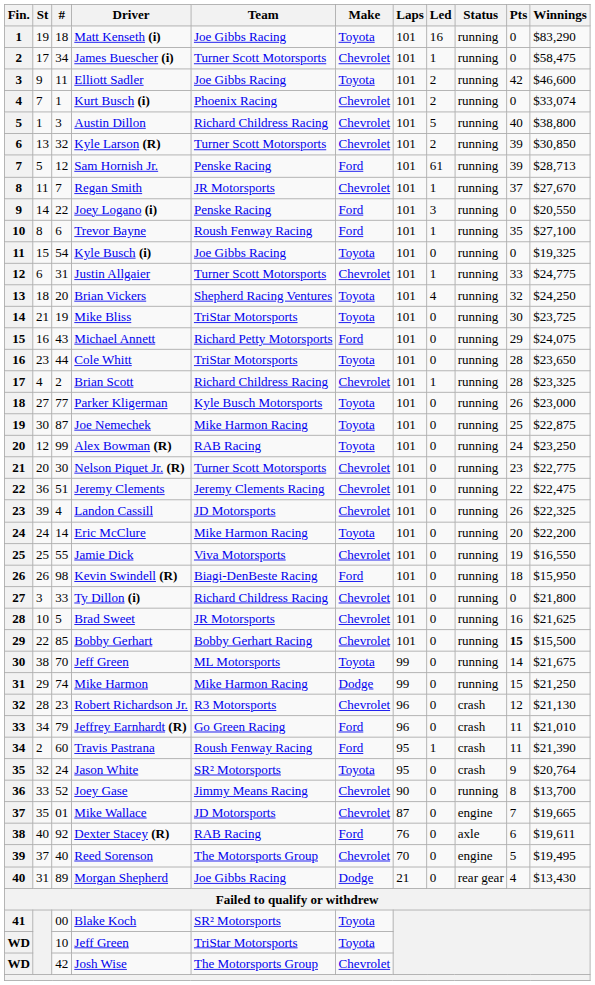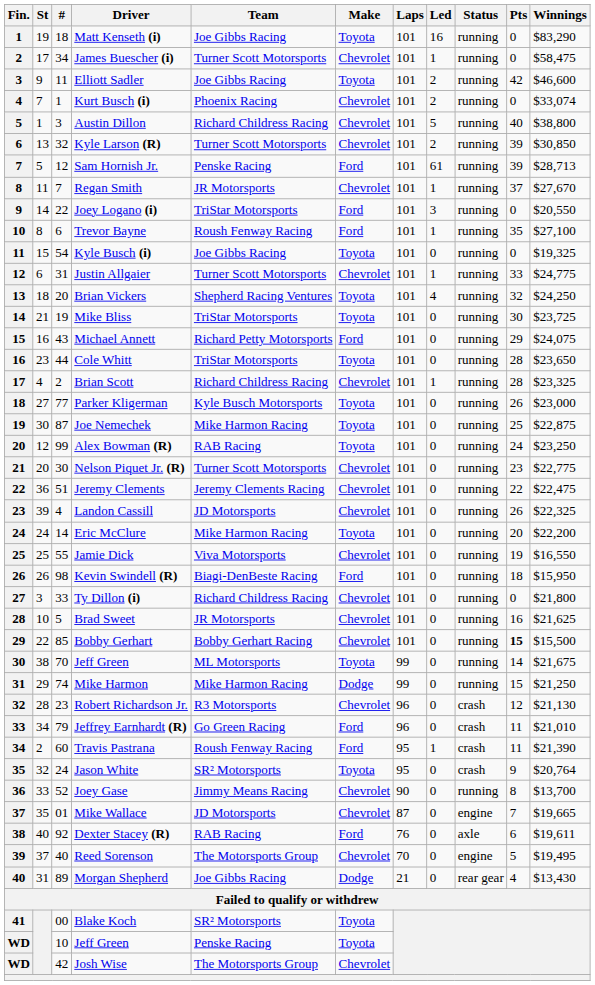(233, 209) Penske Racing -> (246, 209) TriStar Motorsports
(246, 942) TriStar Motorsports -> (233, 942) Penske Racing
